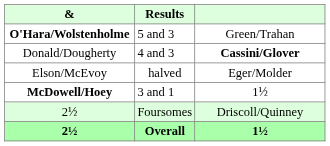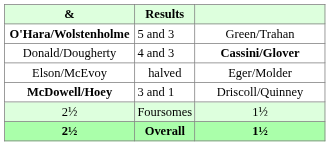(260, 92) 1½ -> (260, 92) Driscoll/Quinney
(260, 111) Driscoll/Quinney -> (260, 111) 1½
